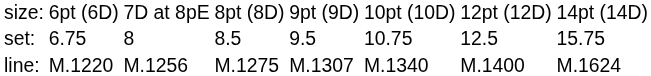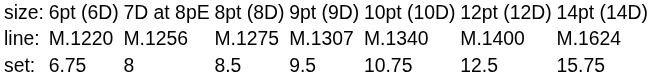rows swapped: (20, 39) <-> (22, 65)
